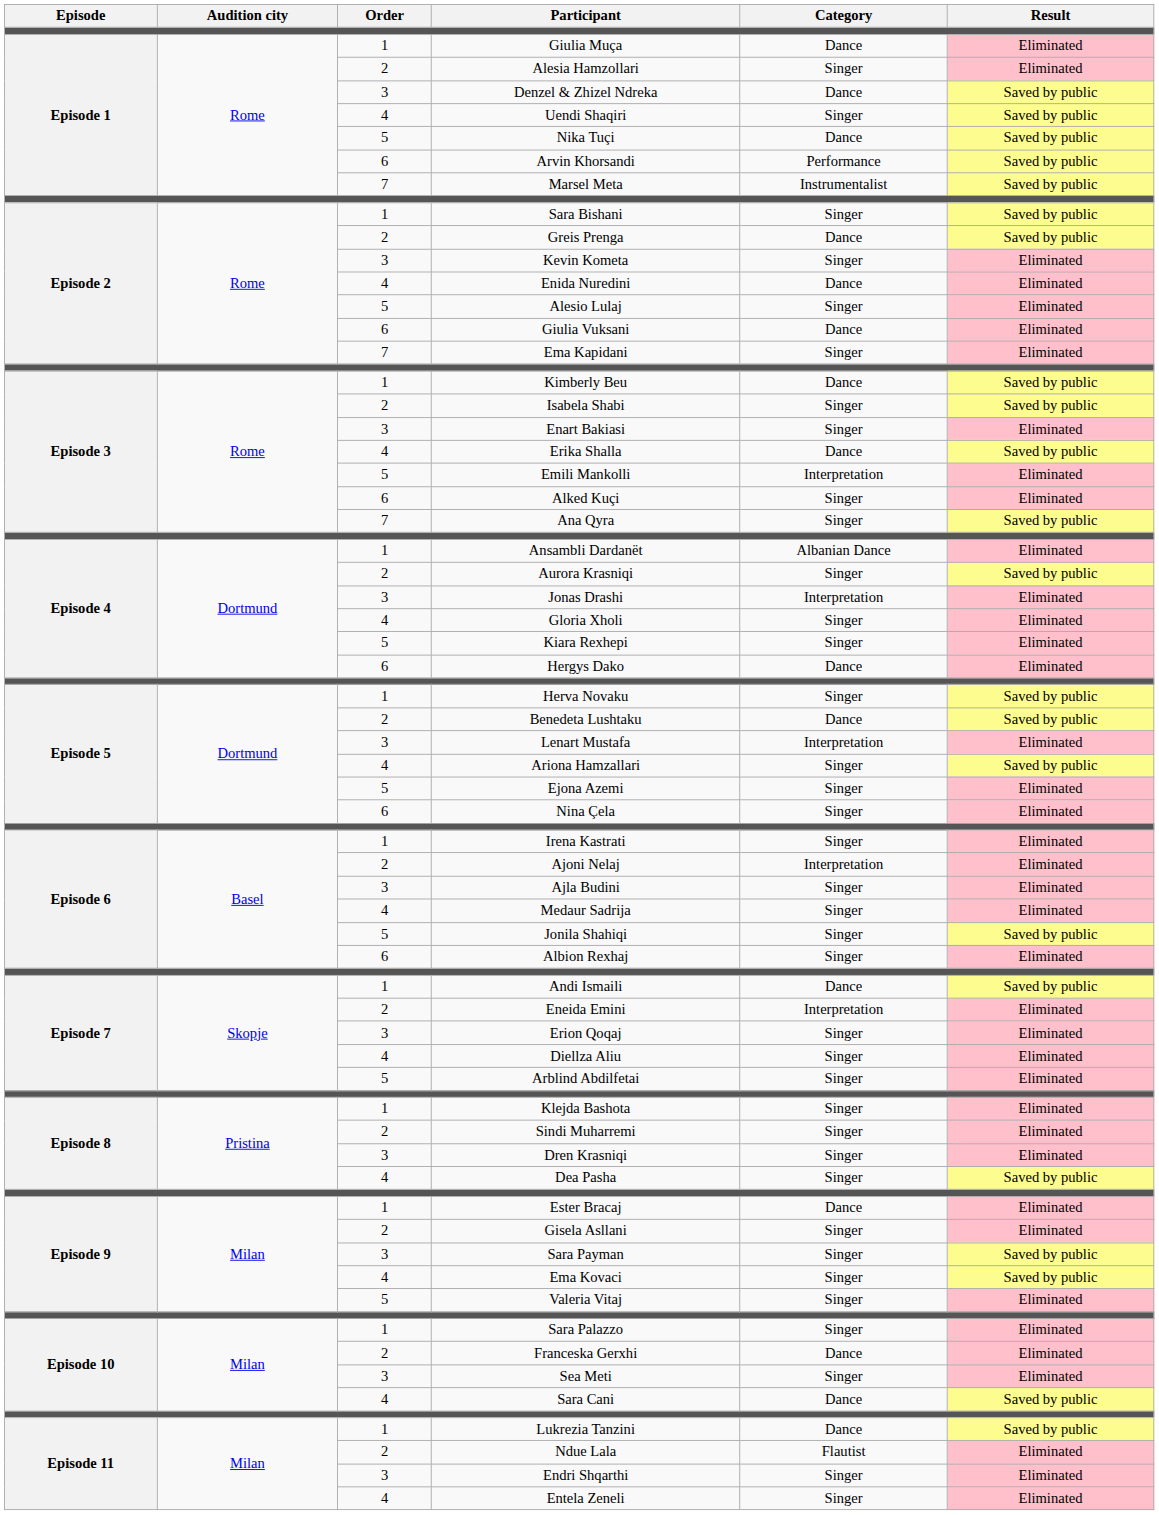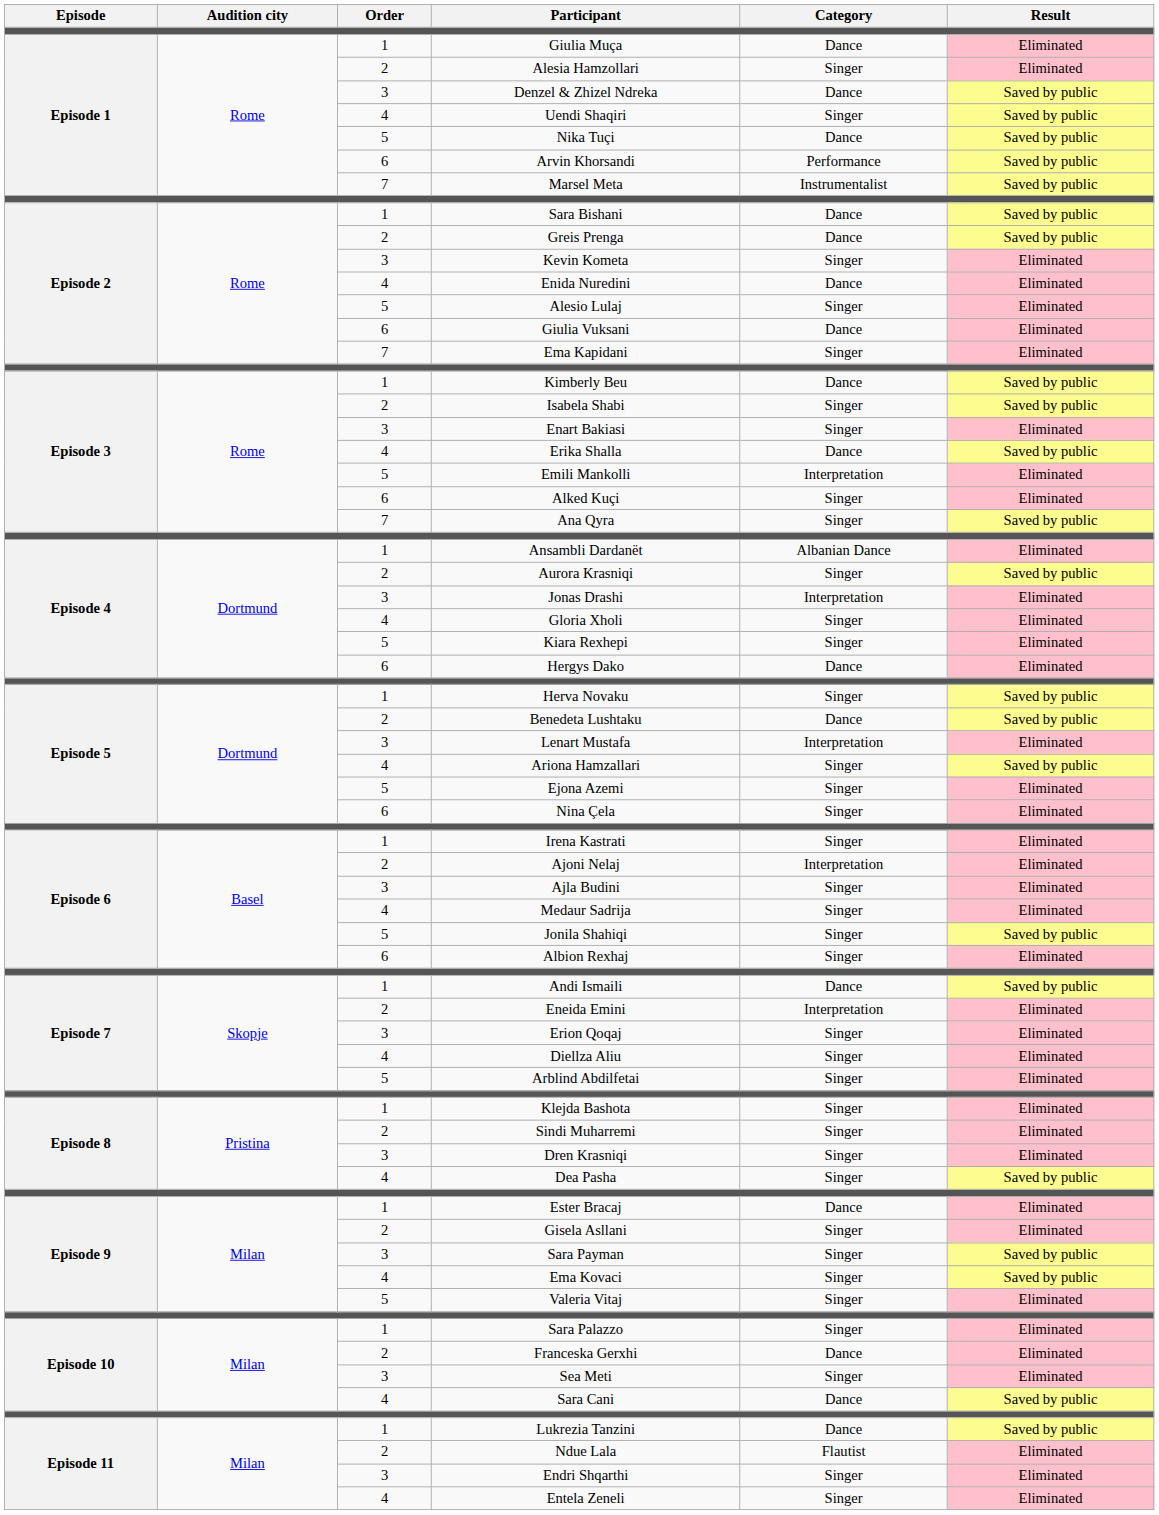(844, 214) Singer -> (844, 214) Dance
